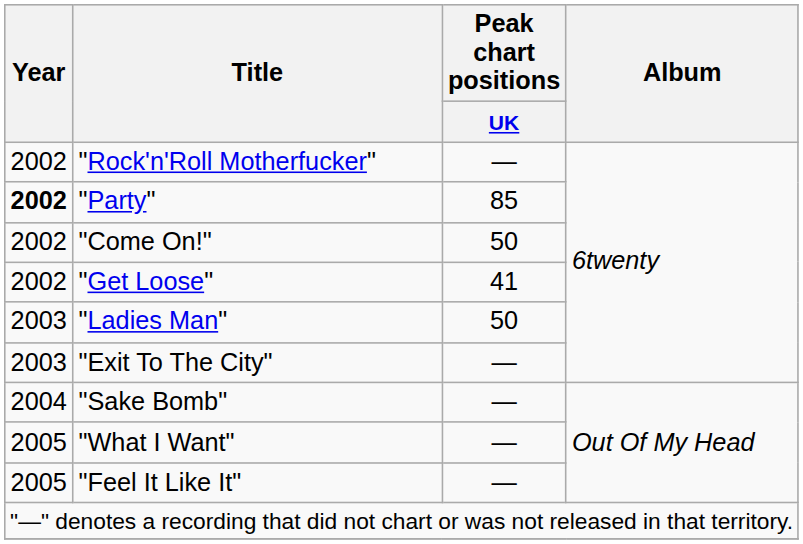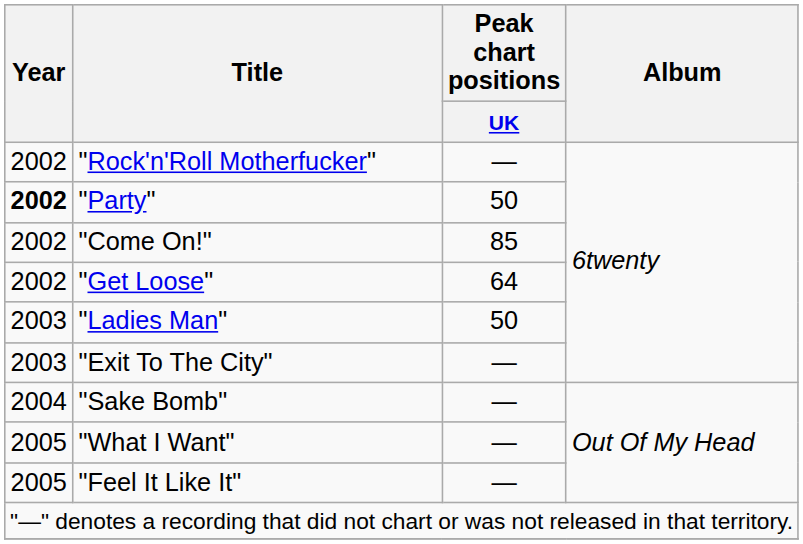(504, 201) 85 -> (504, 201) 50
(504, 241) 50 -> (504, 241) 85
(504, 281) 41 -> (504, 281) 64
